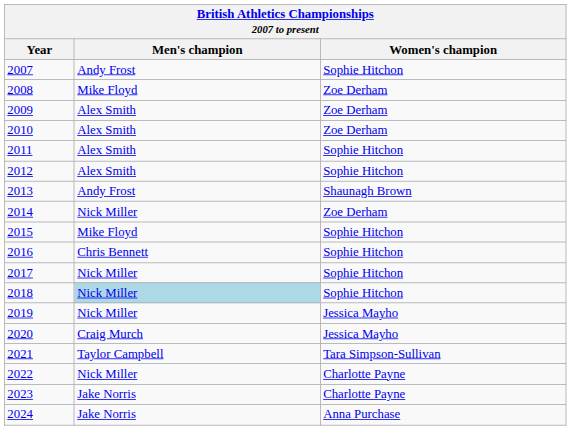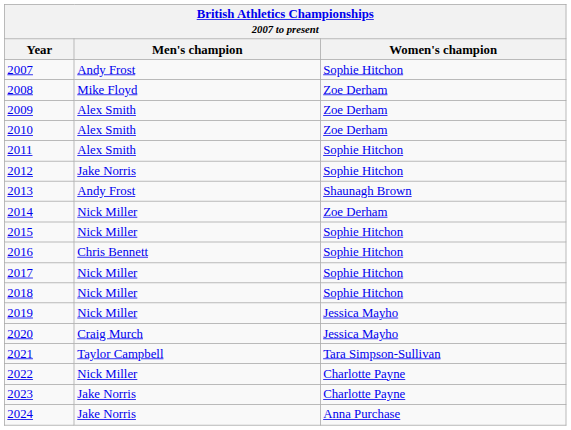(107, 171) Alex Smith -> (107, 171) Jake Norris
(107, 232) Mike Floyd -> (107, 232) Nick Miller
(107, 292) lightblue background -> (107, 292) no background
